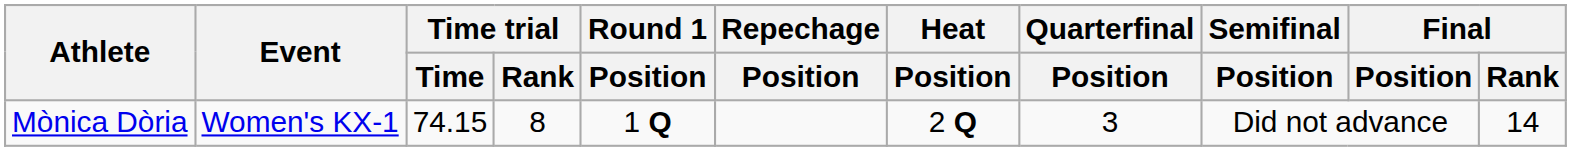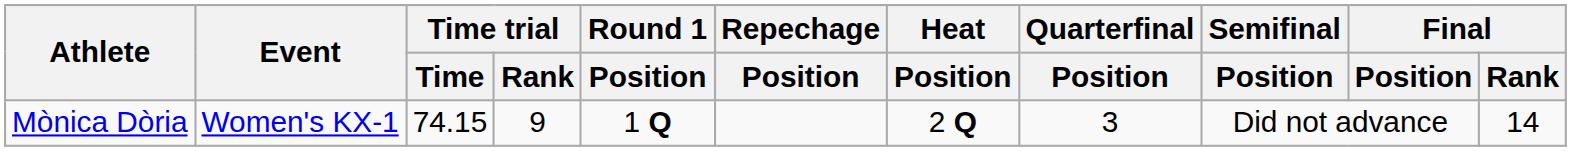(538, 123) 8 -> (538, 123) 9
